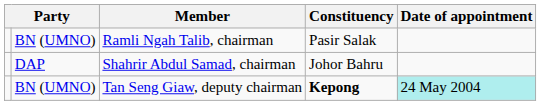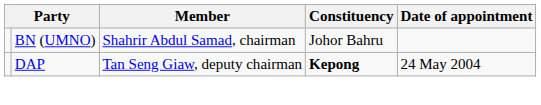- row: (188, 40)
(30, 64) DAP -> (55, 40) BN (UMNO)
(55, 87) BN (UMNO) -> (30, 64) DAP
(441, 87) paleturquoise background -> (441, 64) no background
